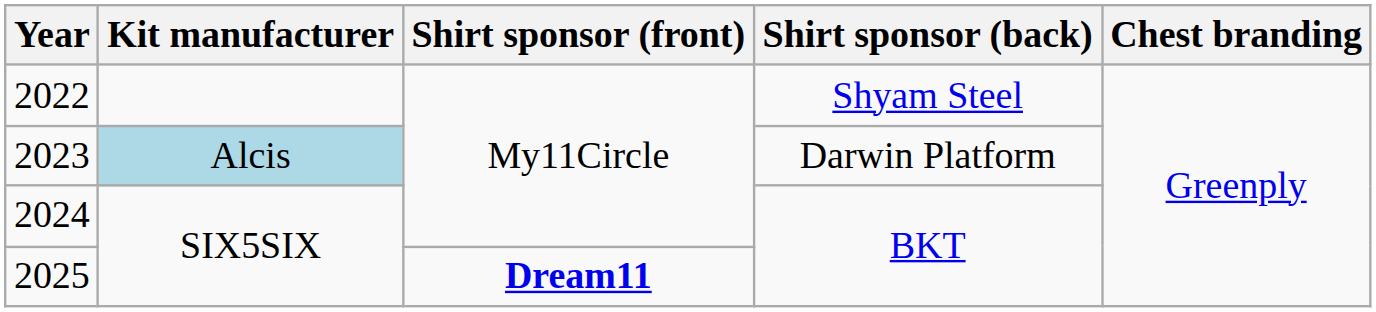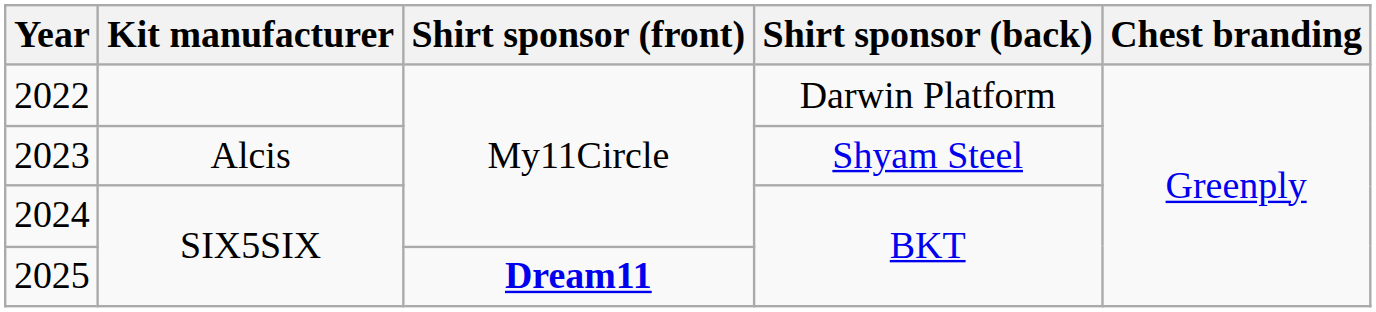(928, 94) Shyam Steel -> (928, 94) Darwin Platform
(251, 154) lightblue background -> (251, 154) no background
(928, 154) Darwin Platform -> (928, 154) Shyam Steel
